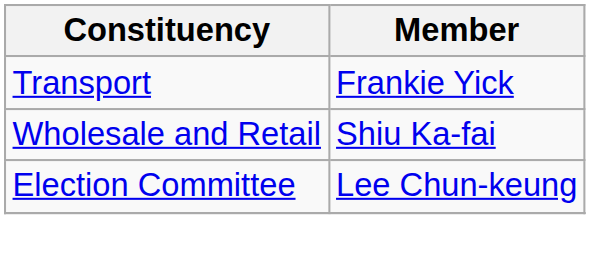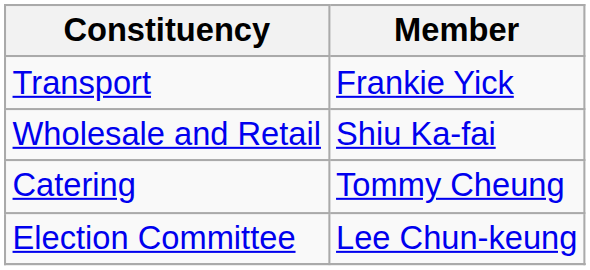+ row: (74, 185)
